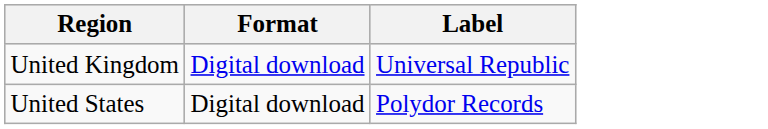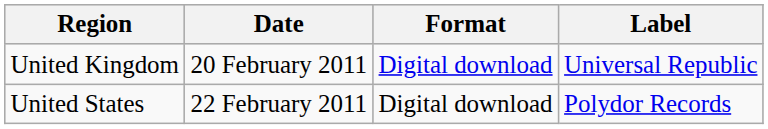+ column: (279, 24)
